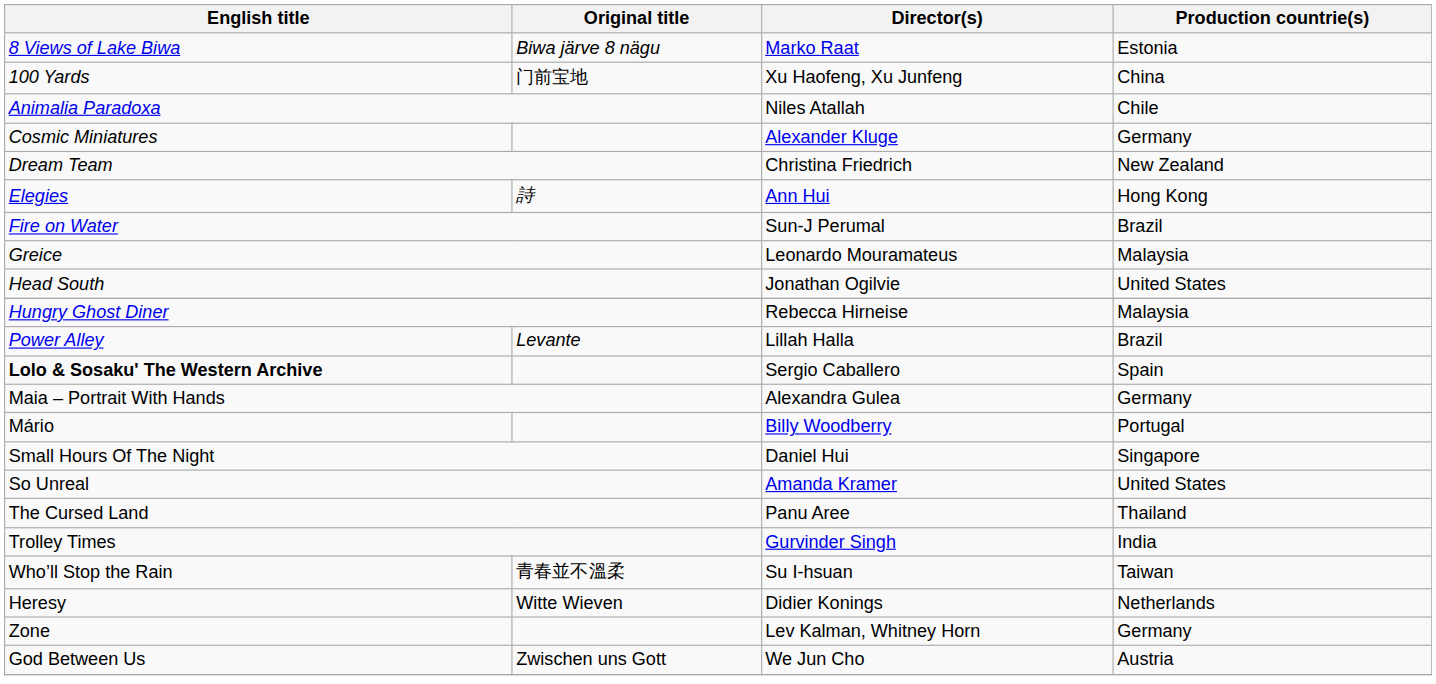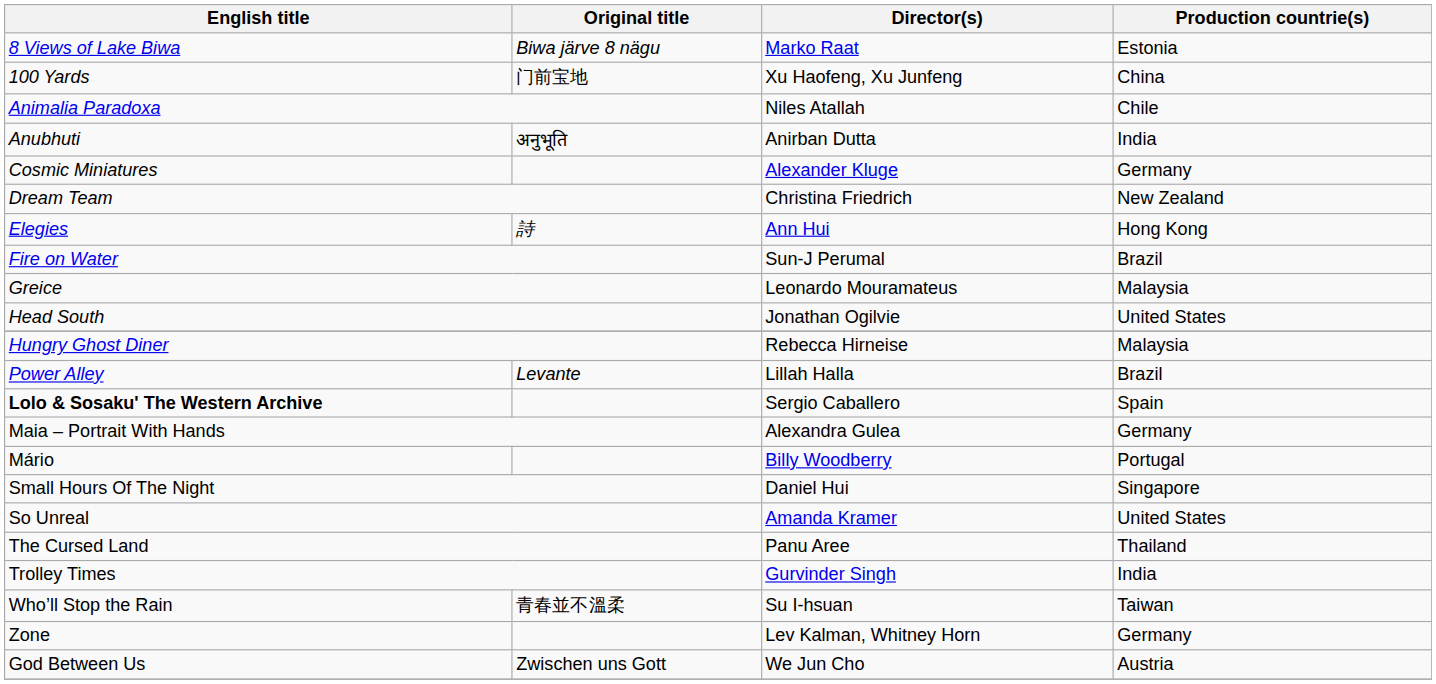+ row: (44, 139)
- row: (37, 602)
